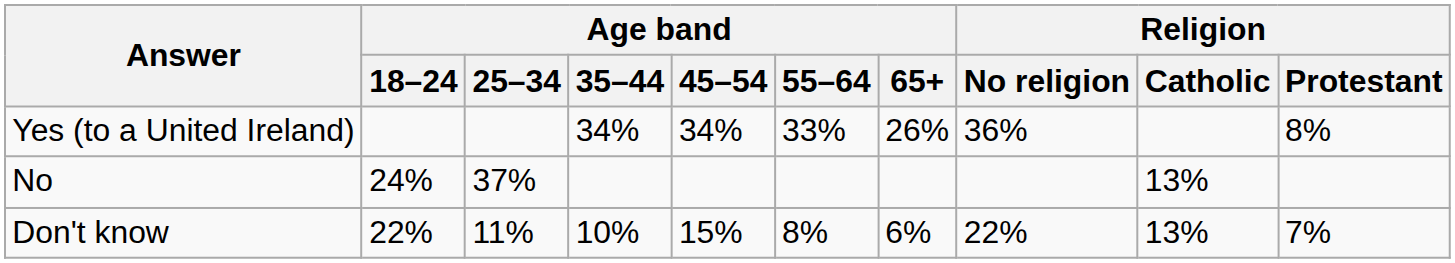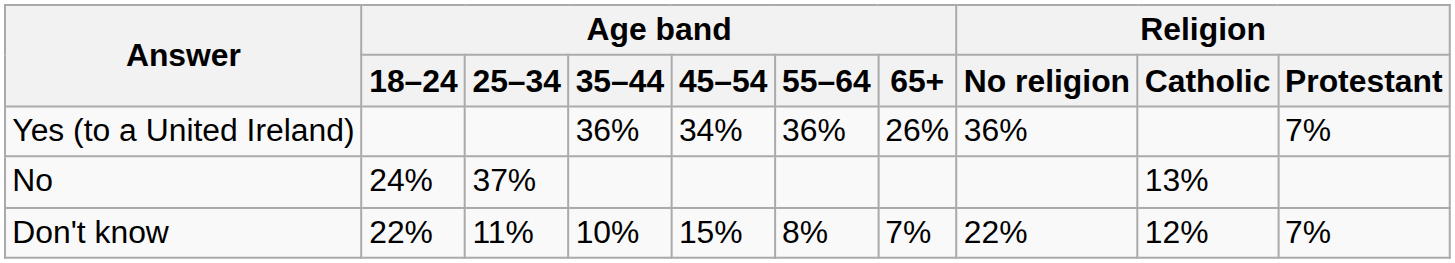(608, 130) 34% -> (608, 130) 36%
(814, 130) 33% -> (814, 130) 36%
(1308, 130) 8% -> (1308, 130) 7%
(908, 231) 6% -> (908, 231) 7%
(1177, 231) 13% -> (1177, 231) 12%
